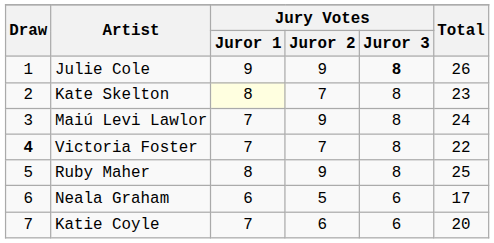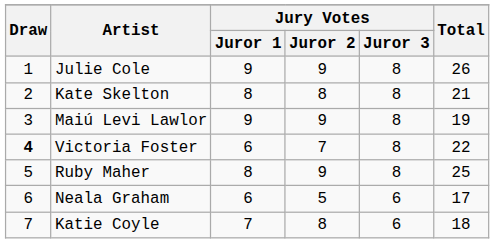(396, 69) bold -> (396, 69) normal
(248, 95) lightyellow background -> (248, 95) no background
(322, 95) 7 -> (322, 95) 8
(461, 95) 23 -> (461, 95) 21
(248, 121) 7 -> (248, 121) 9
(461, 121) 24 -> (461, 121) 19
(248, 147) 7 -> (248, 147) 6
(322, 225) 6 -> (322, 225) 8
(461, 225) 20 -> (461, 225) 18
